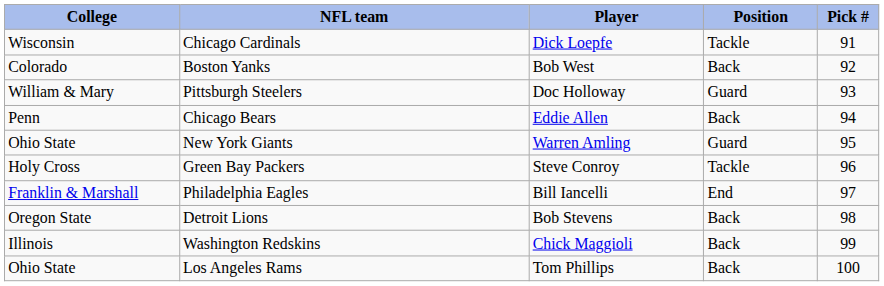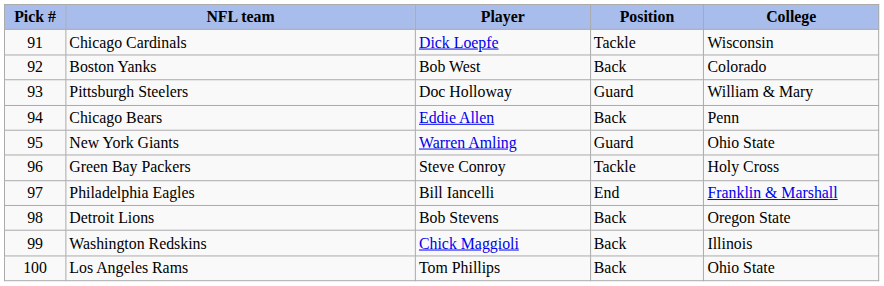columns swapped: (848, 17) <-> (92, 17)
